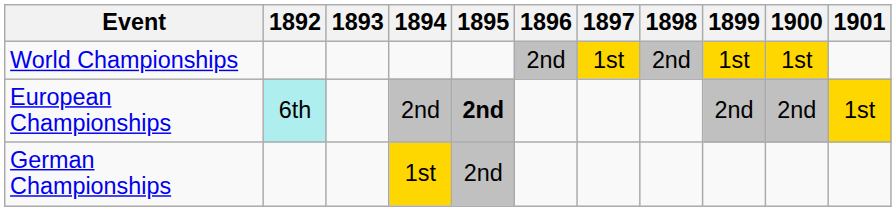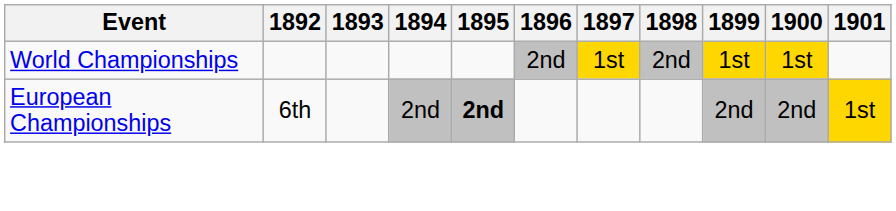(295, 110) paleturquoise background -> (295, 110) no background
- row: (91, 173)
